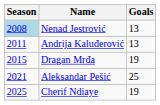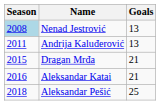(134, 60) 19 -> (134, 60) 21
+ row: (76, 76)
(17, 76) 2021 -> (17, 92) 2018
- row: (70, 92)
